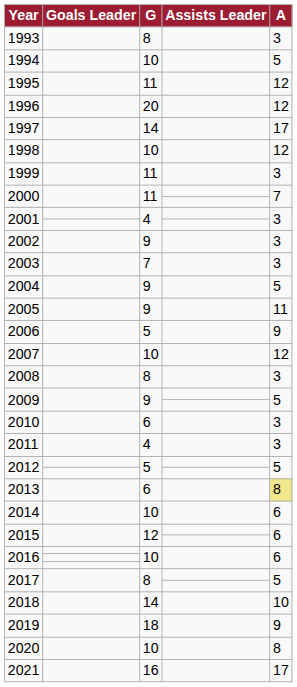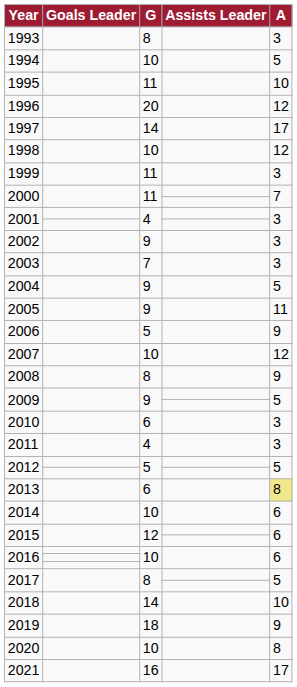(281, 83) 12 -> (281, 83) 10
(277, 377) 3 -> (277, 377) 9
